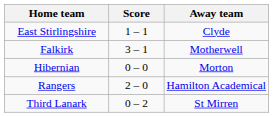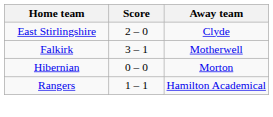(136, 31) 1 – 1 -> (136, 31) 2 – 0
(136, 85) 2 – 0 -> (136, 85) 1 – 1
- row: (57, 103)
